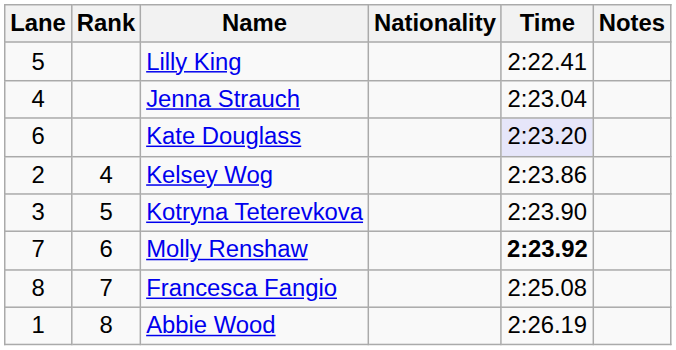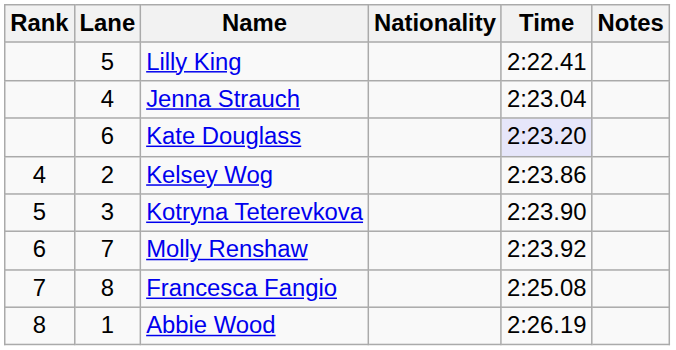columns swapped: (106, 23) <-> (38, 23)
(547, 250) bold -> (547, 250) normal
